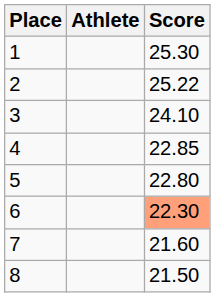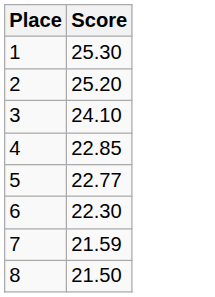- column: (105, 20)
(174, 84) 25.22 -> (96, 84) 25.20
(174, 180) 22.80 -> (96, 180) 22.77
(174, 212) lightsalmon background -> (96, 212) no background
(174, 244) 21.60 -> (96, 244) 21.59
